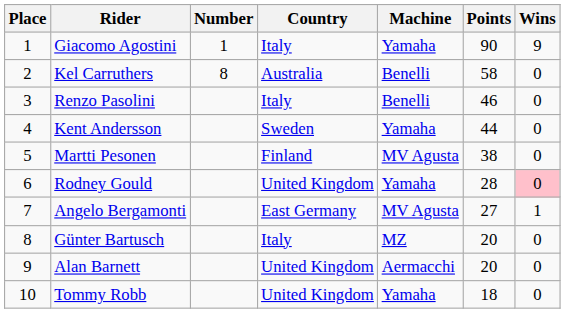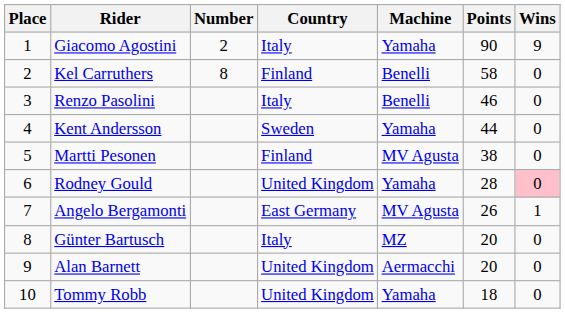(224, 46) 1 -> (224, 46) 2
(292, 73) Australia -> (287, 73) Finland
(489, 211) 27 -> (489, 211) 26
